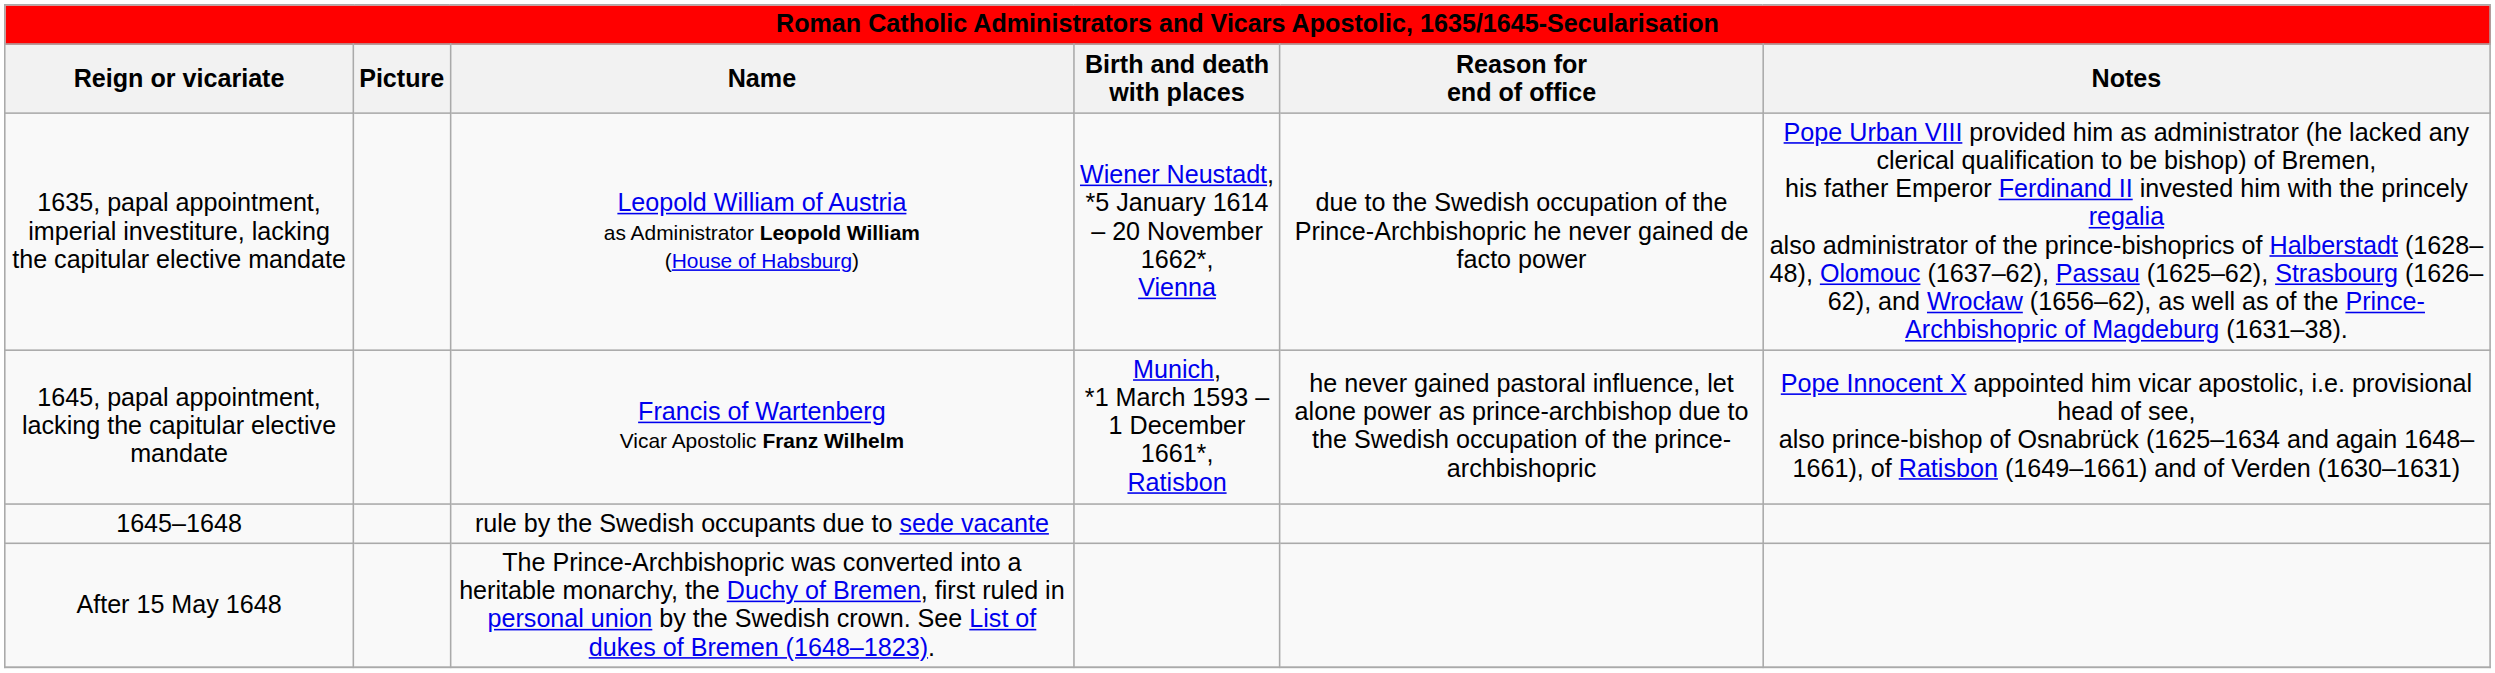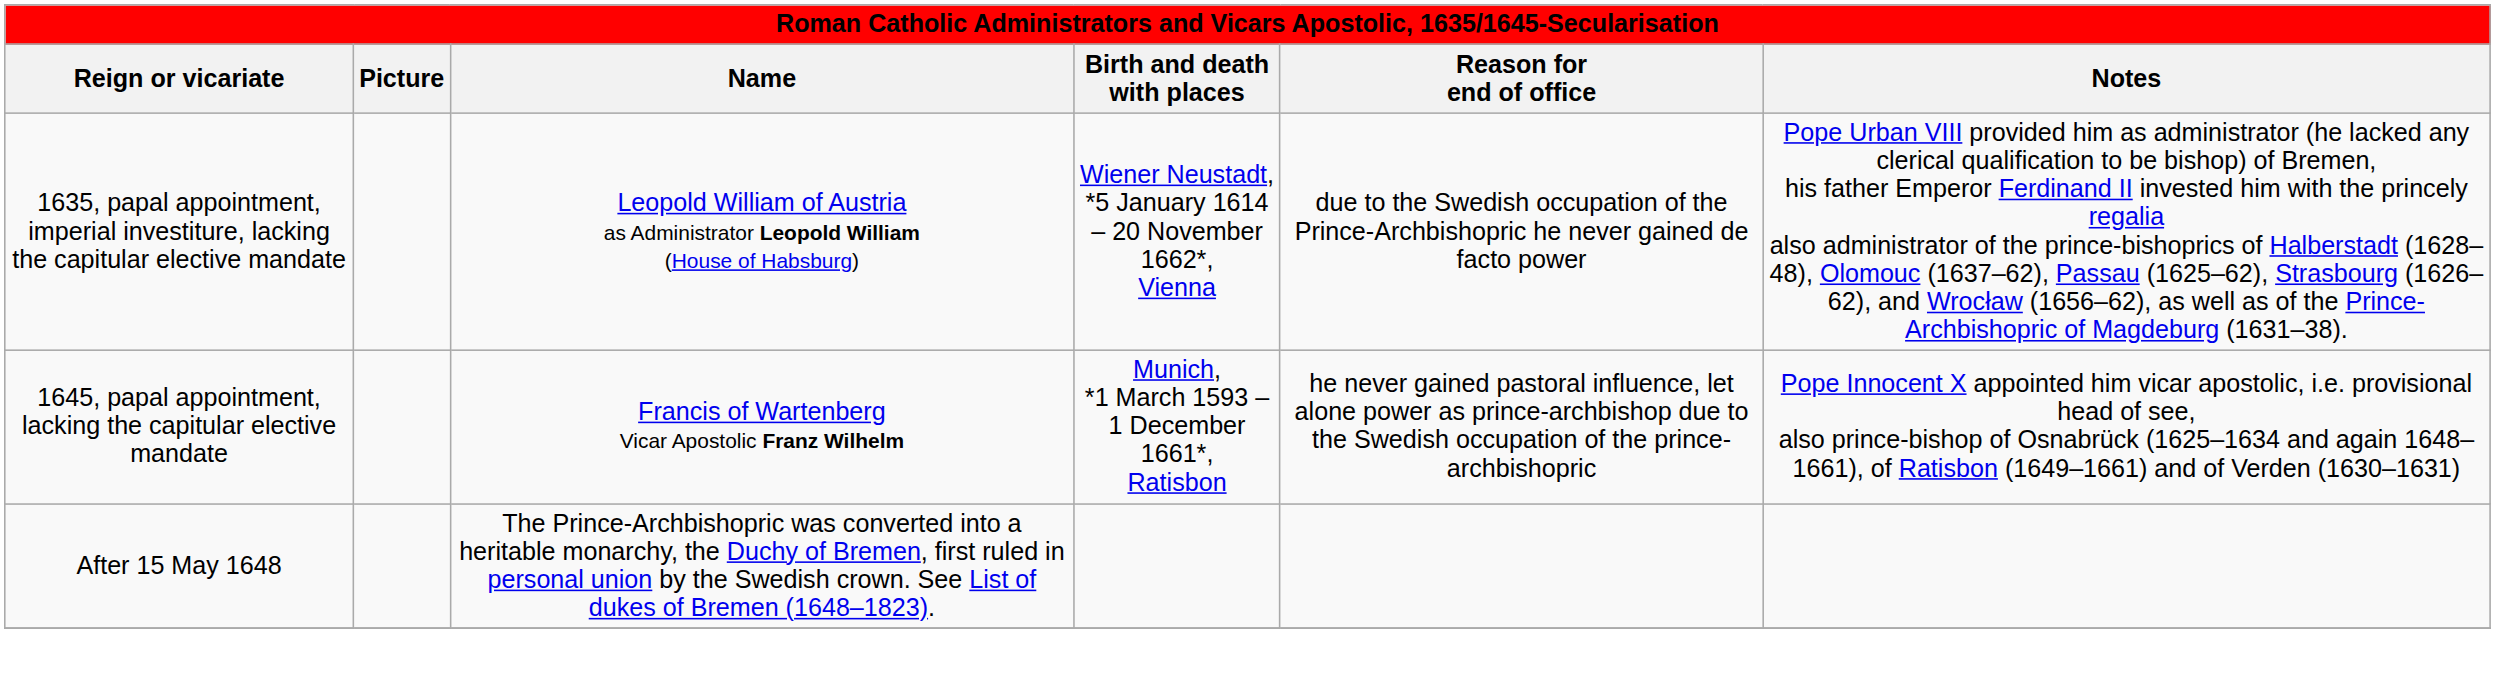- row: (179, 522)
